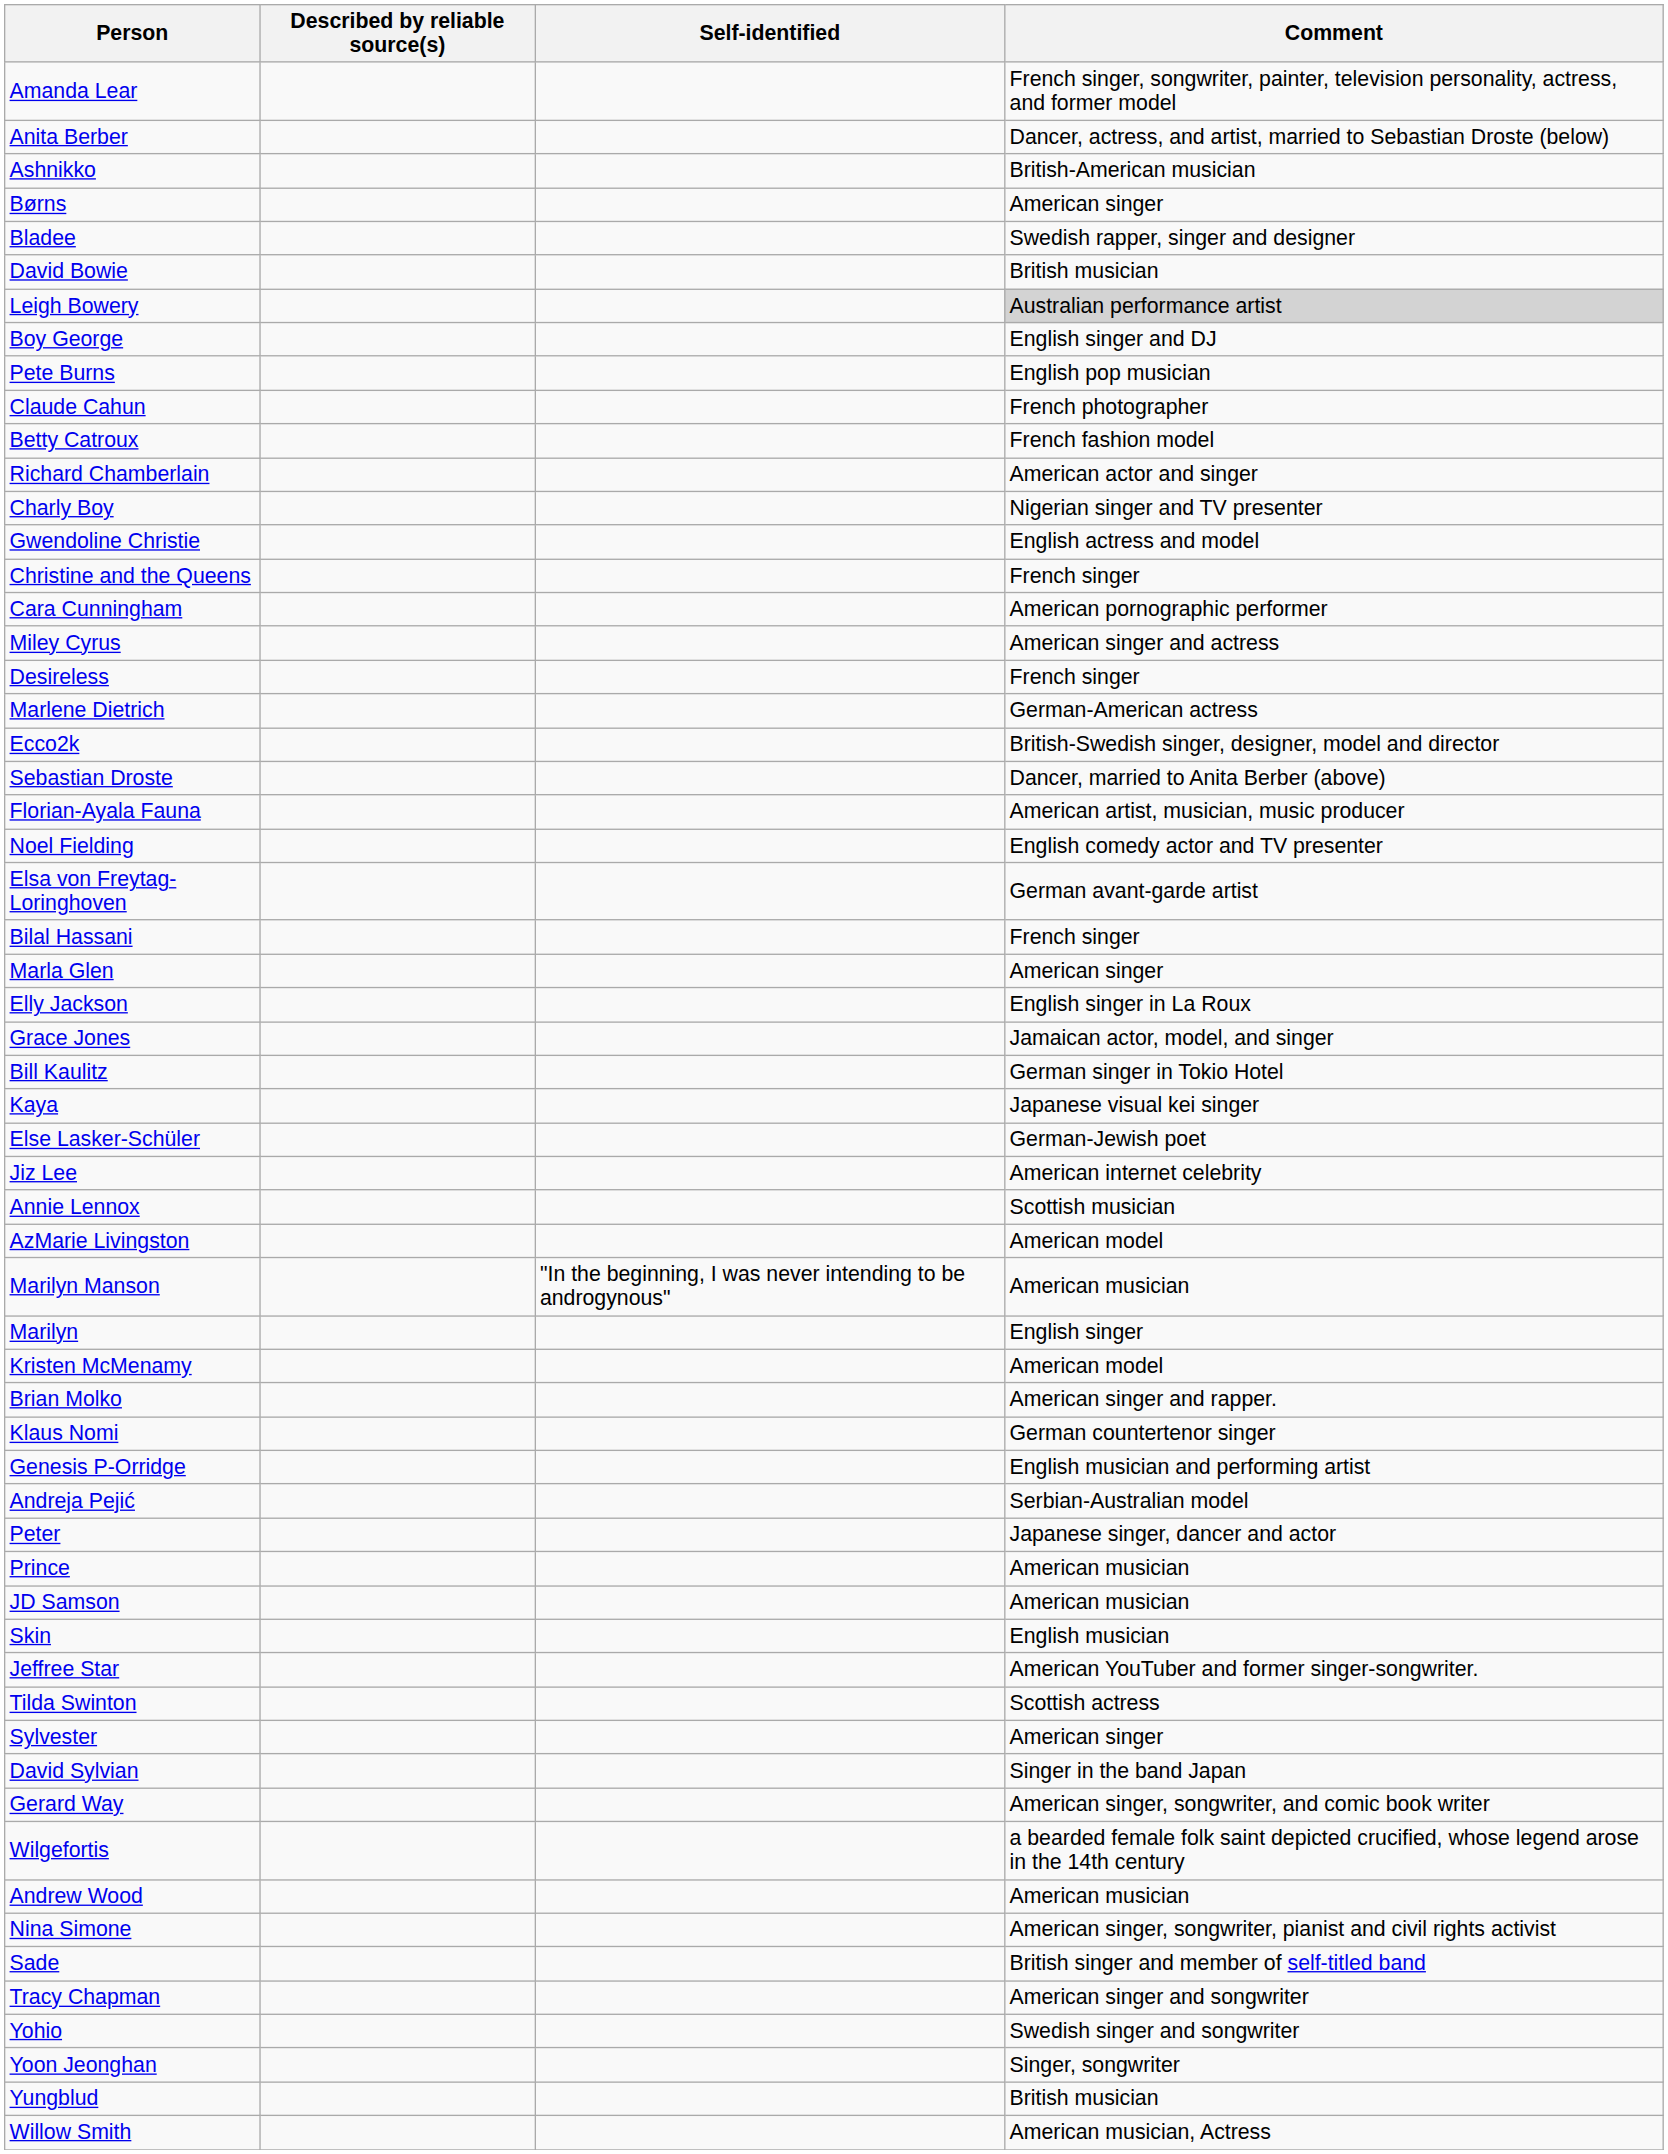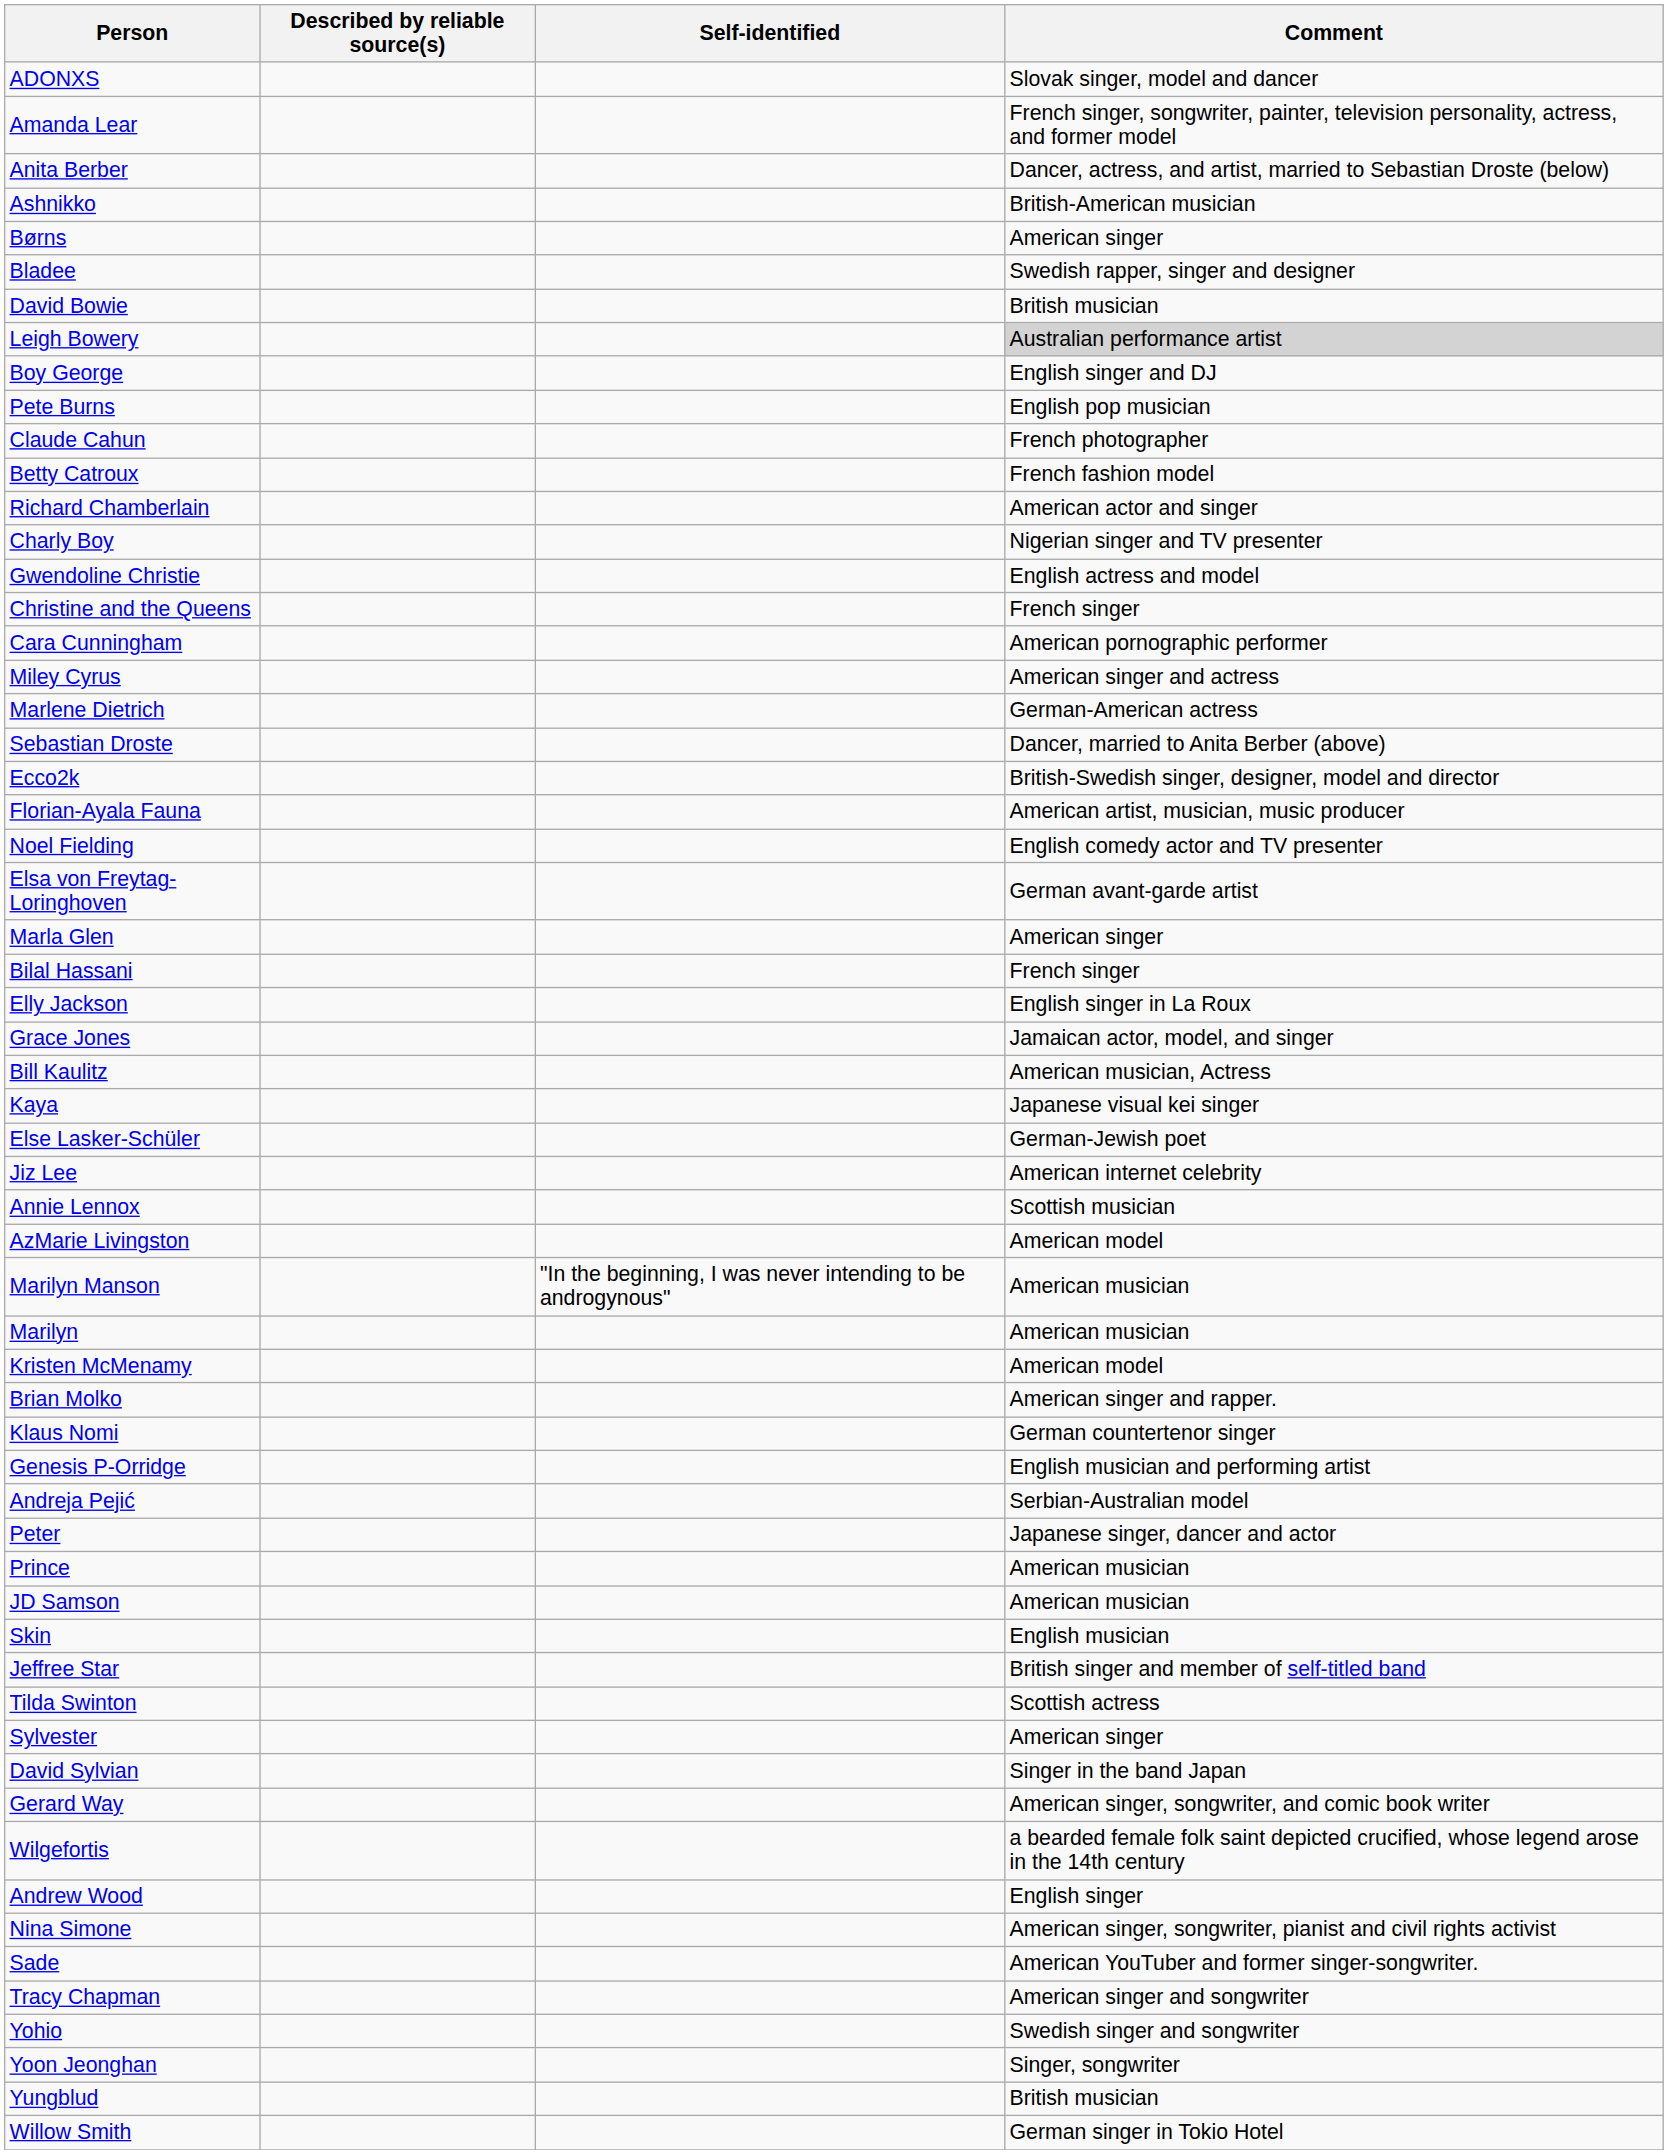+ row: (55, 79)
- row: (59, 676)
rows swapped: (91, 777) <-> (44, 744)
rows swapped: (62, 970) <-> (71, 936)
(1147, 1071) German singer in Tokio Hotel -> (1140, 1071) American musician, Actress
(1076, 1332) English singer -> (1099, 1332) American musician
(1244, 1669) American YouTuber and former singer-songwriter. -> (1218, 1669) British singer and member of self-titled band
(1099, 1896) American musician -> (1076, 1896) English singer
(1218, 1963) British singer and member of self-titled band -> (1244, 1963) American YouTuber and former singer-songwriter.
(1140, 2132) American musician, Actress -> (1147, 2132) German singer in Tokio Hotel
